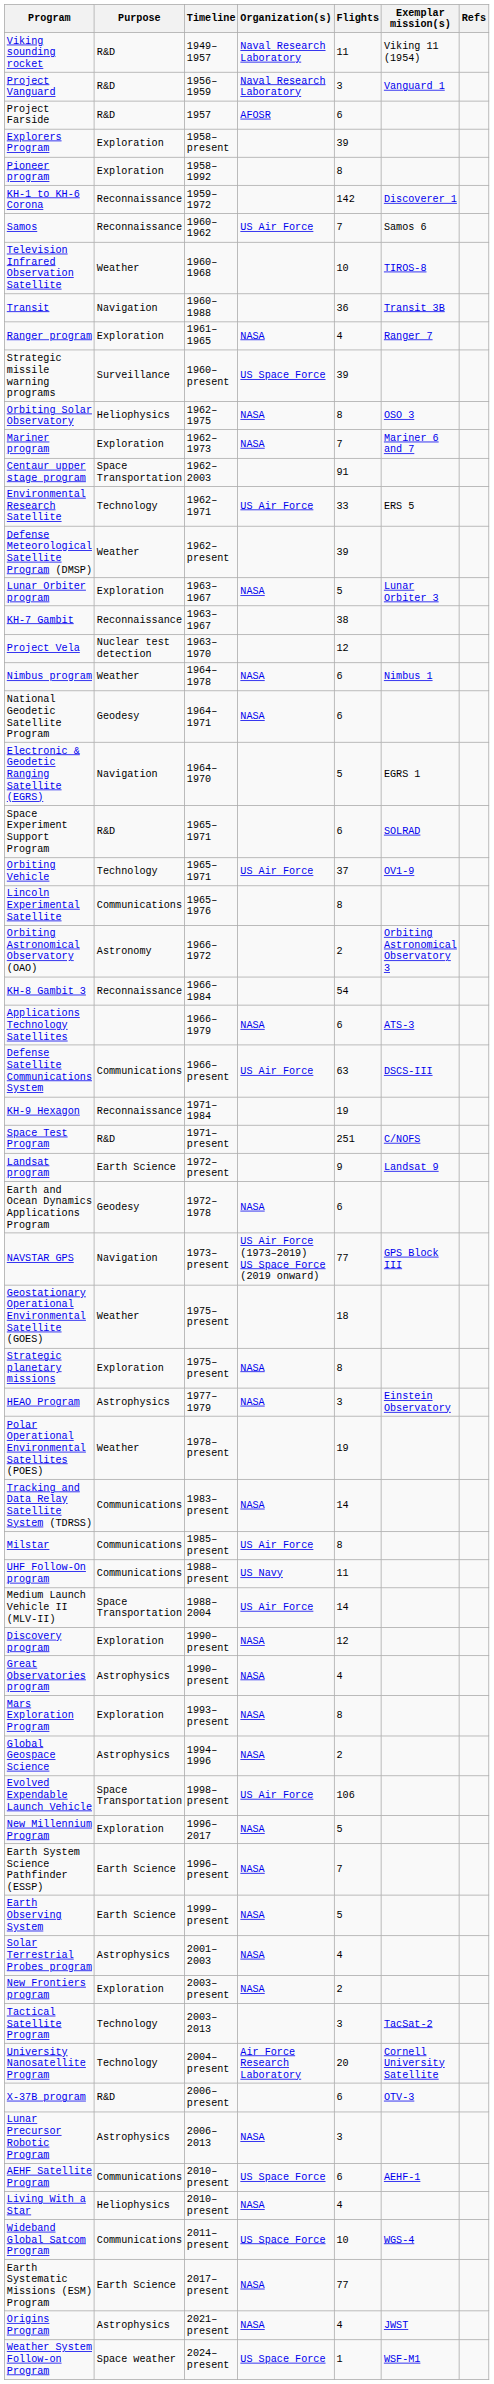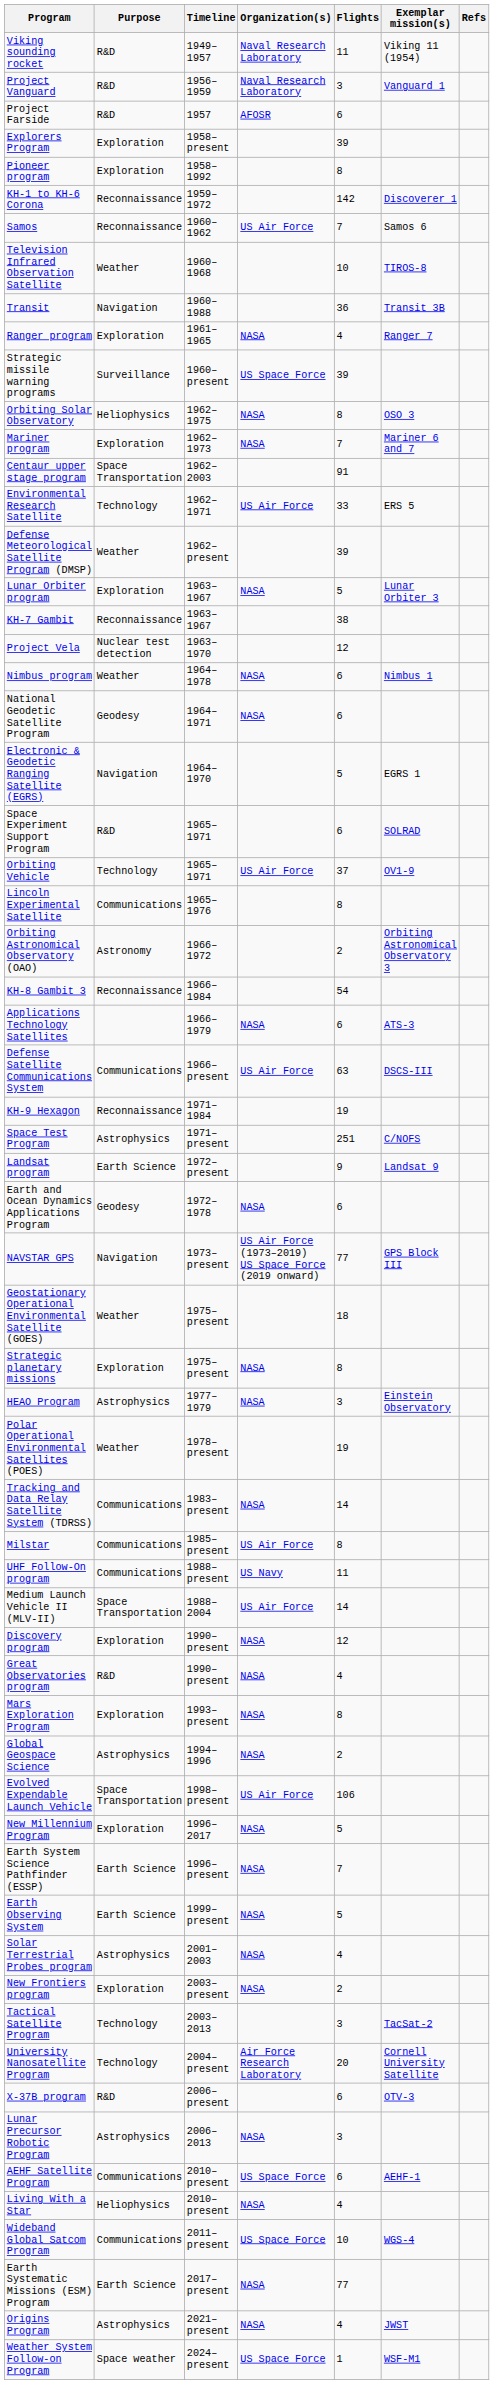(106, 1139) R&D -> (133, 1139) Astrophysics
(133, 1676) Astrophysics -> (106, 1676) R&D
